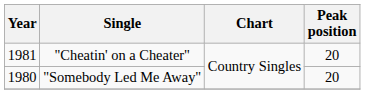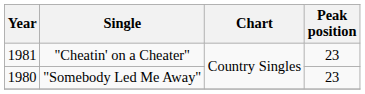(332, 54) 20 -> (332, 54) 23
(332, 77) 20 -> (332, 77) 23
